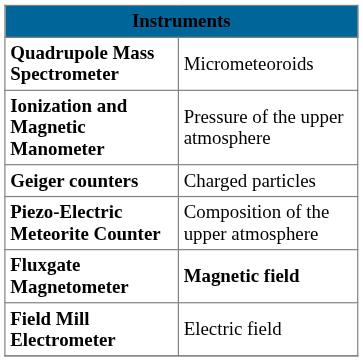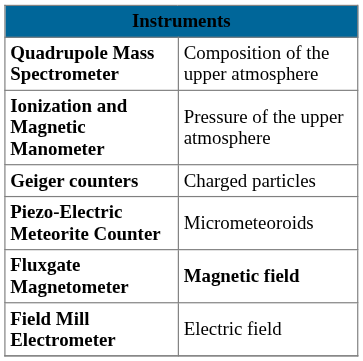(249, 63) Micrometeoroids -> (257, 63) Composition of the upper atmosphere
(257, 223) Composition of the upper atmosphere -> (249, 223) Micrometeoroids
